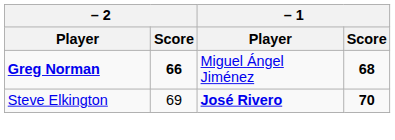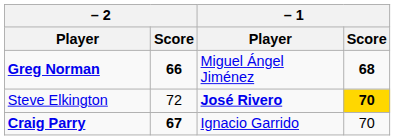(174, 100) 69 -> (174, 100) 72
(367, 100) no background -> (367, 100) gold background
+ row: (47, 123)
